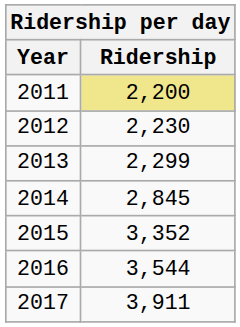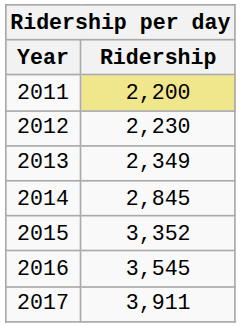(158, 163) 2,299 -> (158, 163) 2,349
(158, 269) 3,544 -> (158, 269) 3,545
